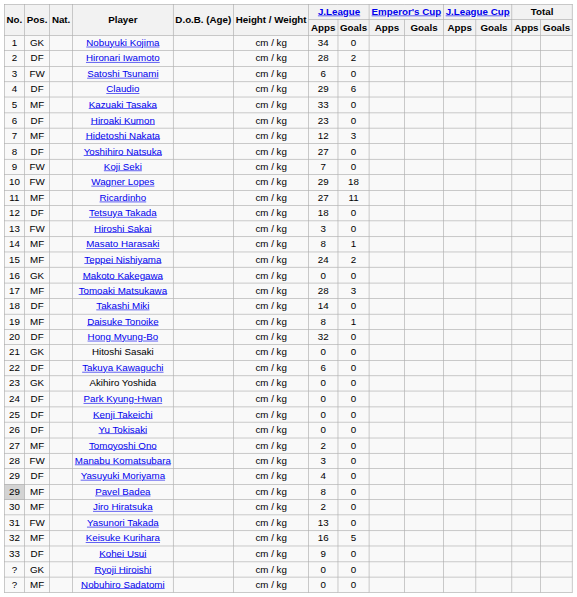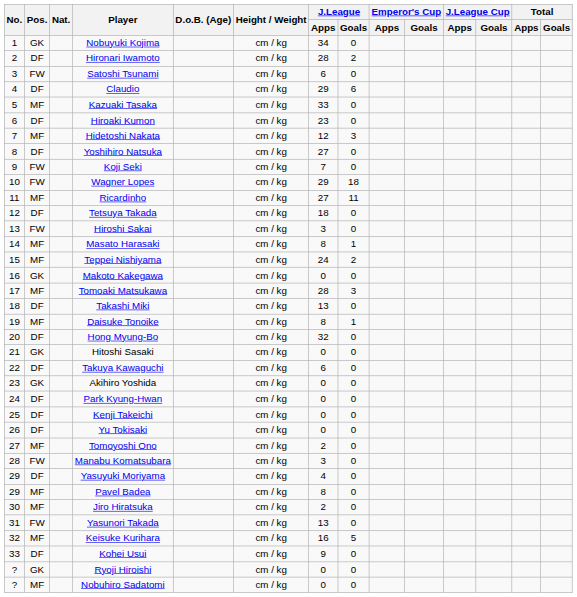(323, 306) 14 -> (323, 306) 13
(14, 492) lightgrey background -> (14, 492) no background
